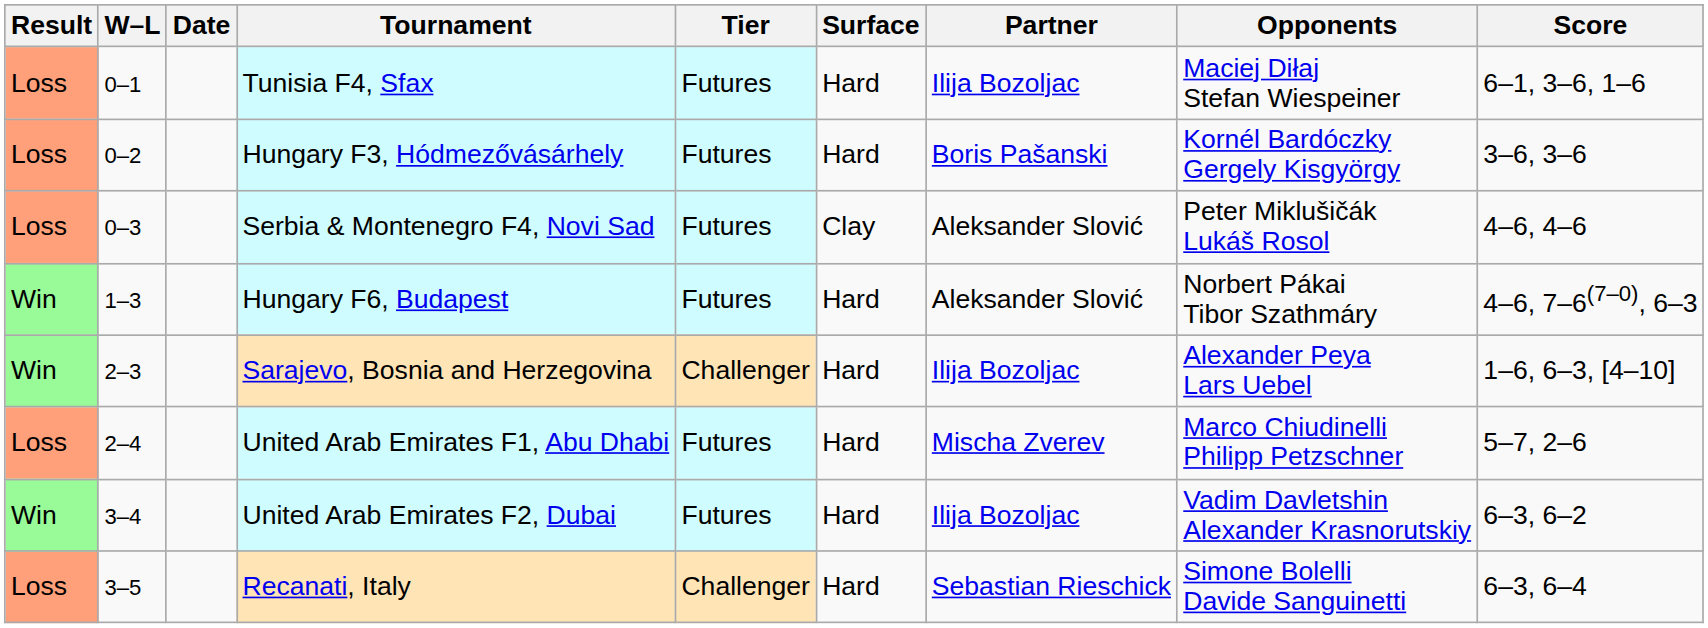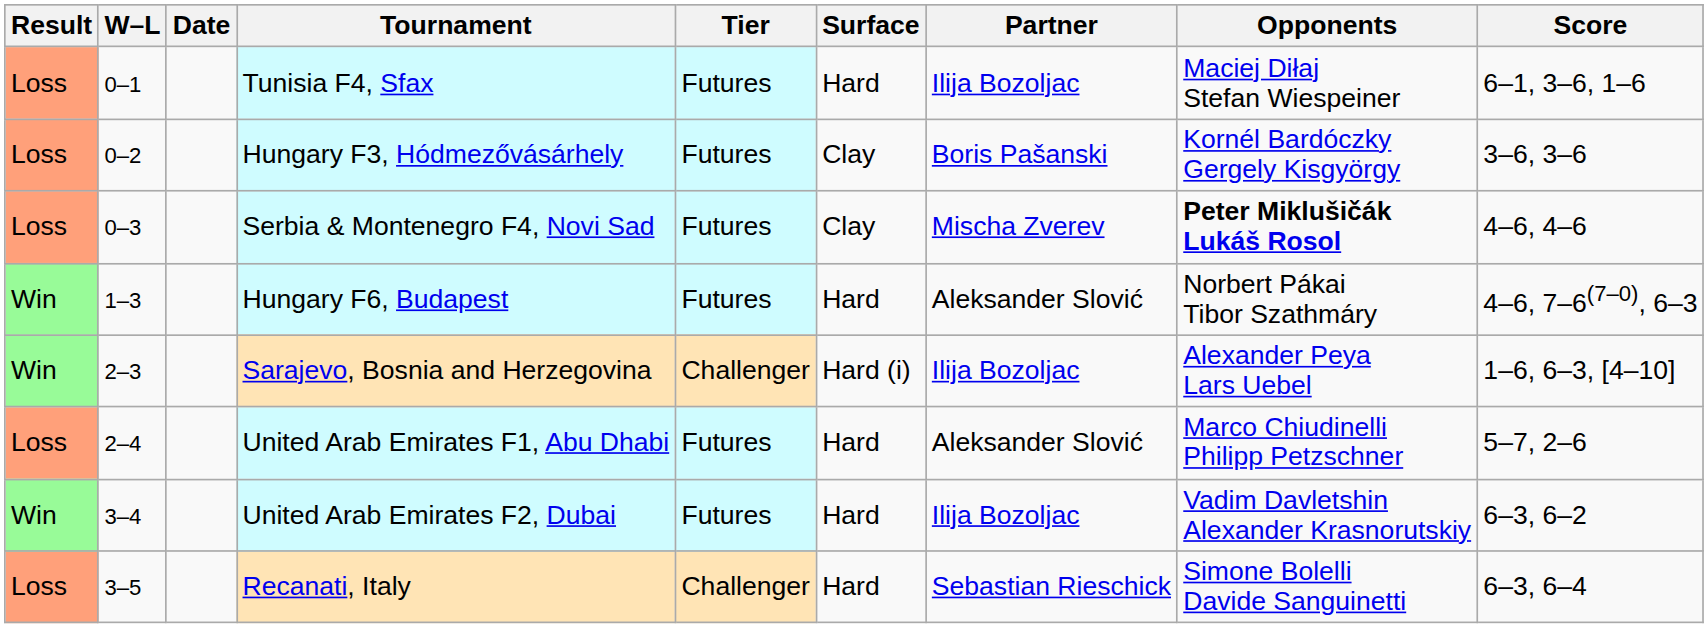(851, 154) Hard -> (849, 154) Clay
(1037, 226) Aleksander Slović -> (1018, 226) Mischa Zverev
(1280, 226) normal -> (1287, 226) bold
(851, 370) Hard -> (866, 370) Hard (i)
(1018, 442) Mischa Zverev -> (1037, 442) Aleksander Slović
